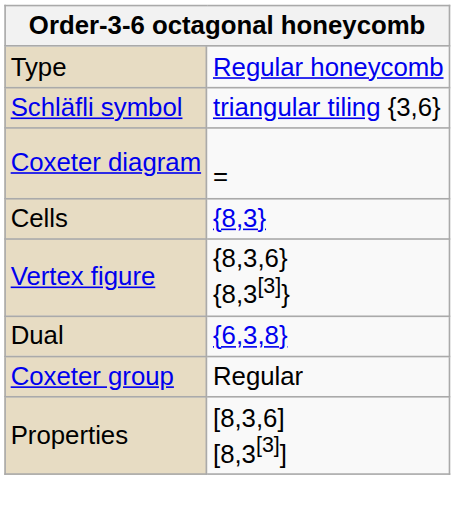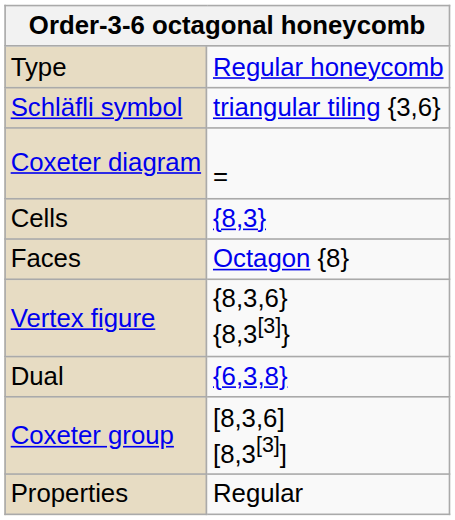+ row: (46, 258)
(258, 376) Regular -> (250, 435) [8,3,6] [8,3[3]]
(250, 435) [8,3,6] [8,3[3]] -> (258, 494) Regular
